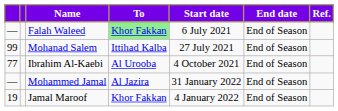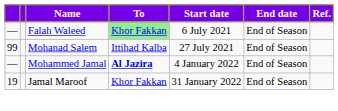- row: (65, 64)
(130, 81) normal -> (132, 64) bold
(206, 81) 31 January 2022 -> (206, 64) 4 January 2022
(206, 97) 4 January 2022 -> (206, 81) 31 January 2022
